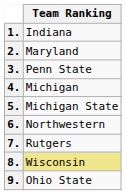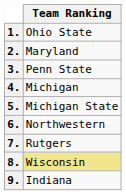(49, 32) Indiana -> (59, 32) Ohio State
(59, 180) Ohio State -> (49, 180) Indiana
